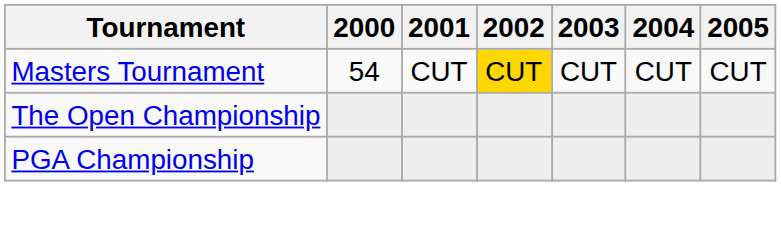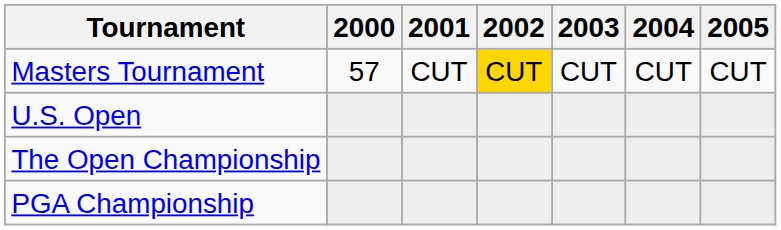(364, 71) 54 -> (364, 71) 57
+ row: (76, 115)
